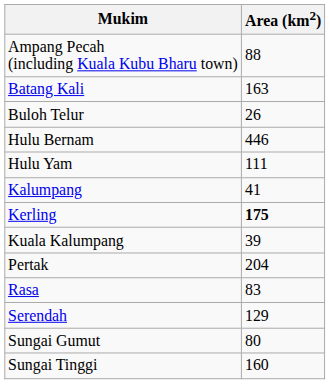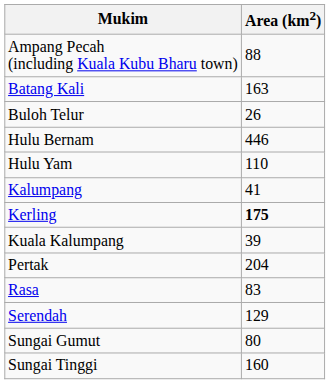(256, 164) 111 -> (257, 164) 110
